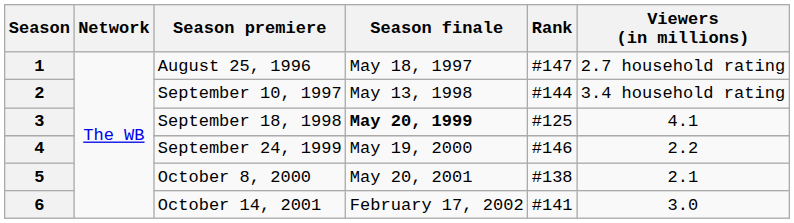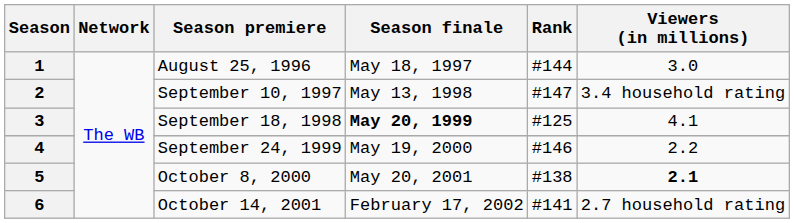(552, 66) #147 -> (552, 66) #144
(683, 66) 2.7 household rating -> (683, 66) 3.0
(552, 94) #144 -> (552, 94) #147
(683, 177) normal -> (683, 177) bold
(683, 205) 3.0 -> (683, 205) 2.7 household rating
